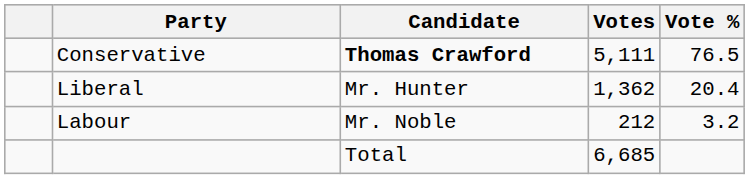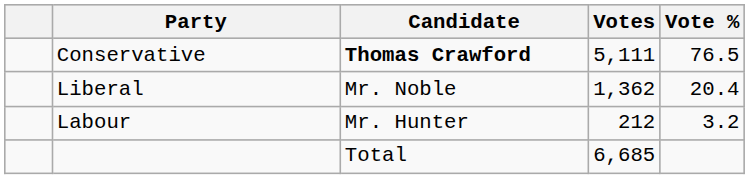(407, 89) Mr. Hunter -> (401, 89) Mr. Noble
(401, 123) Mr. Noble -> (407, 123) Mr. Hunter
